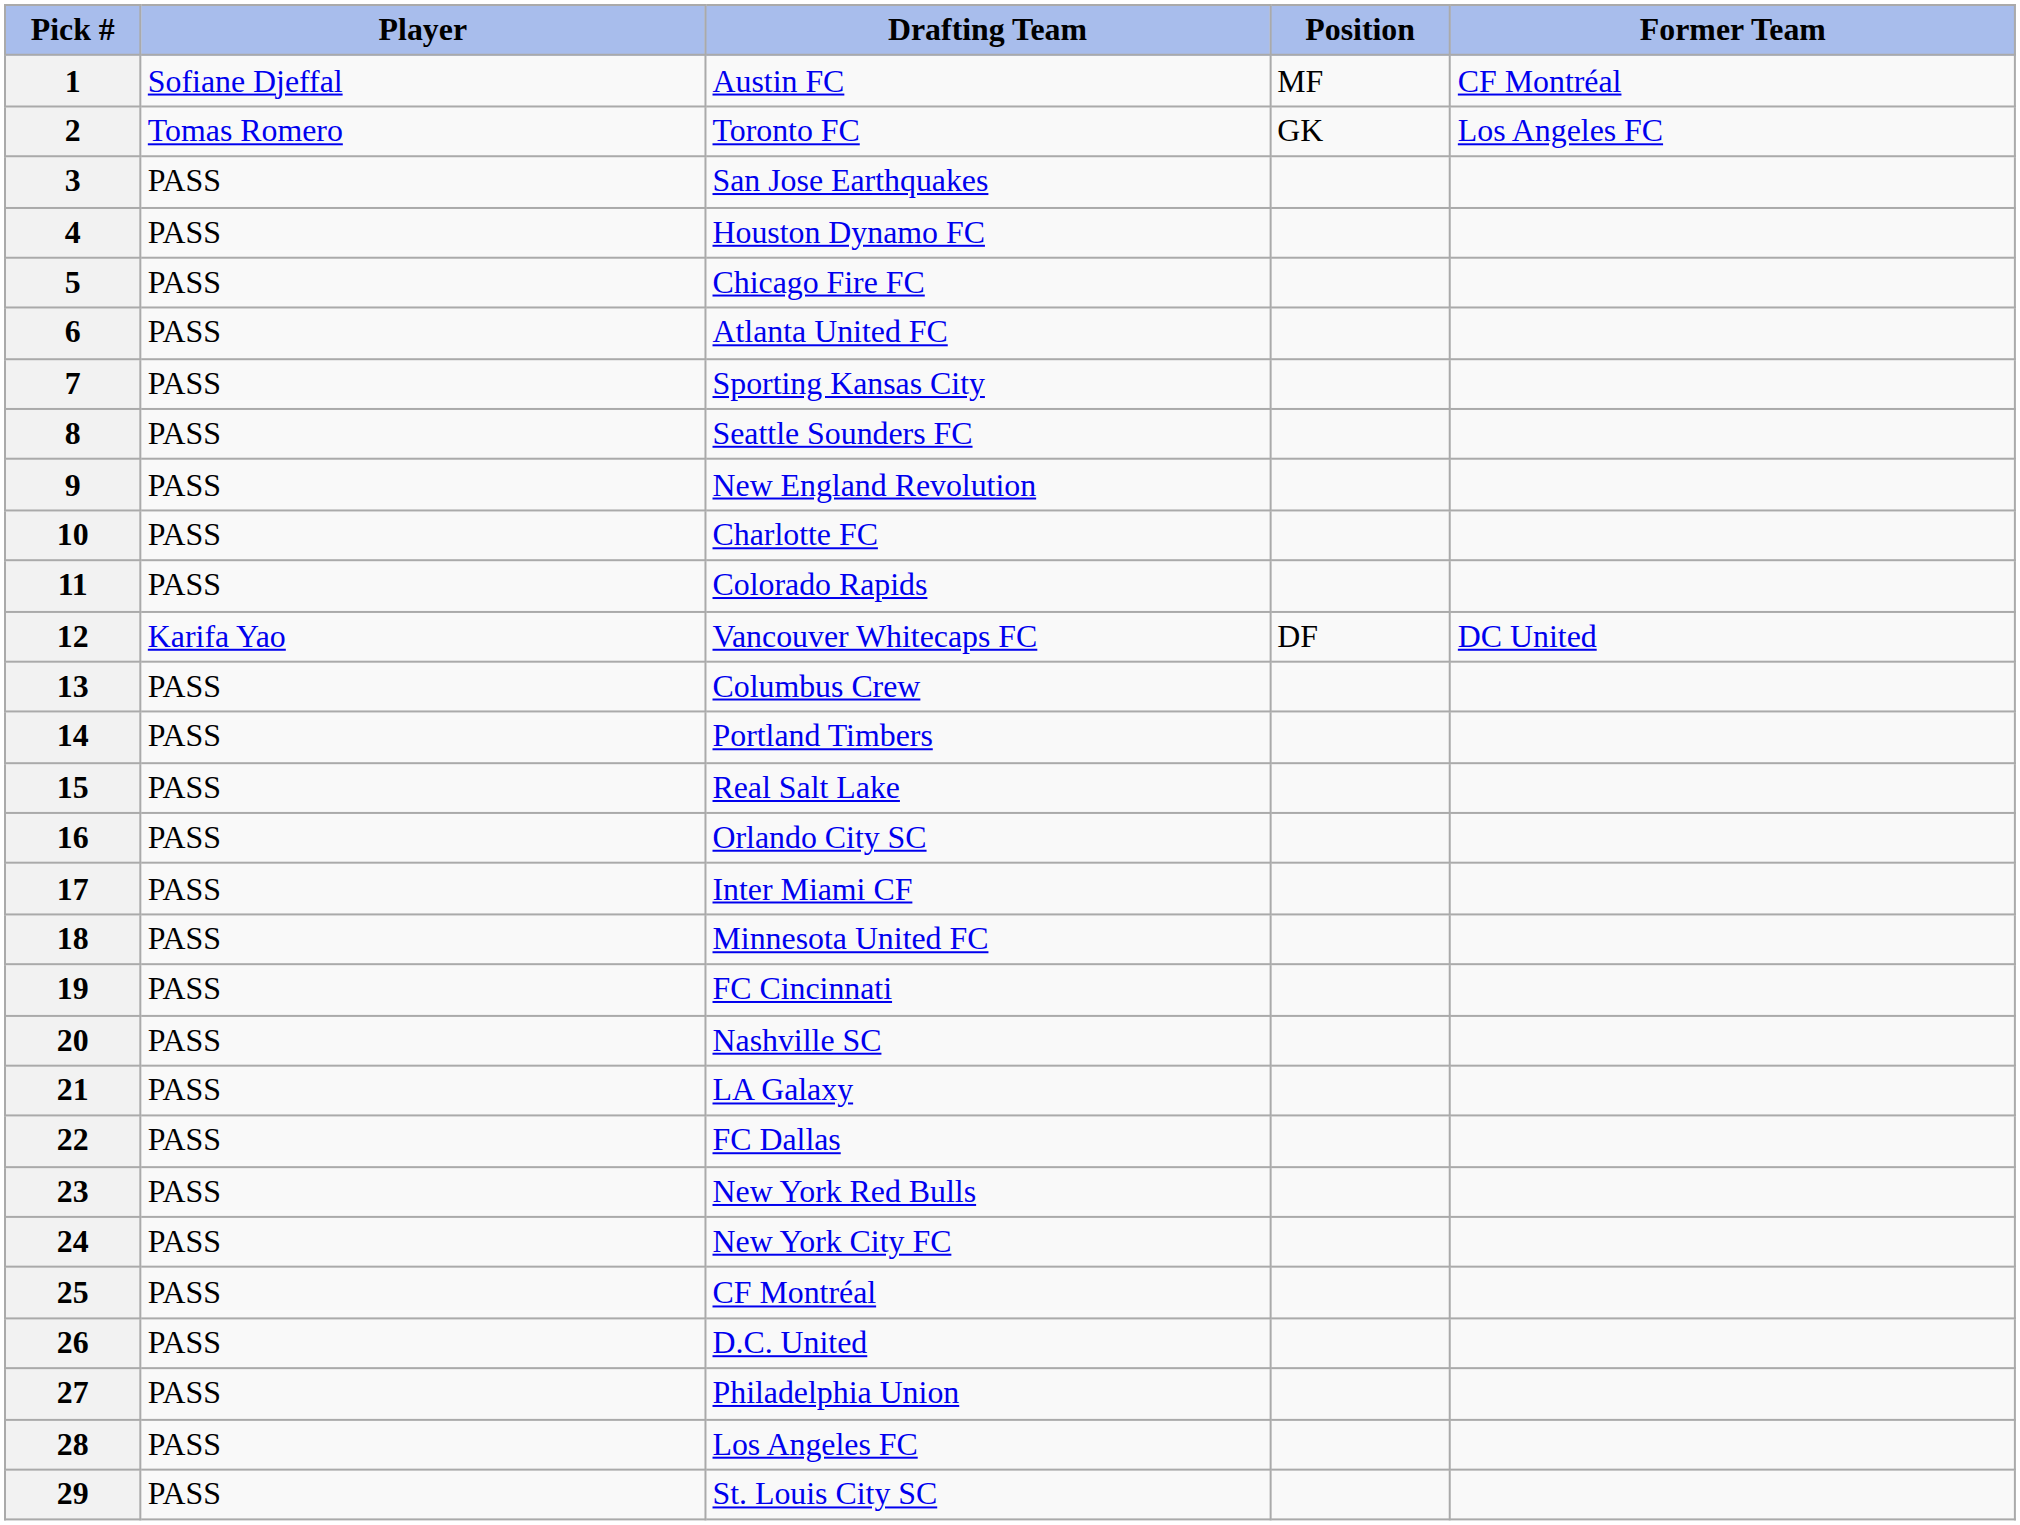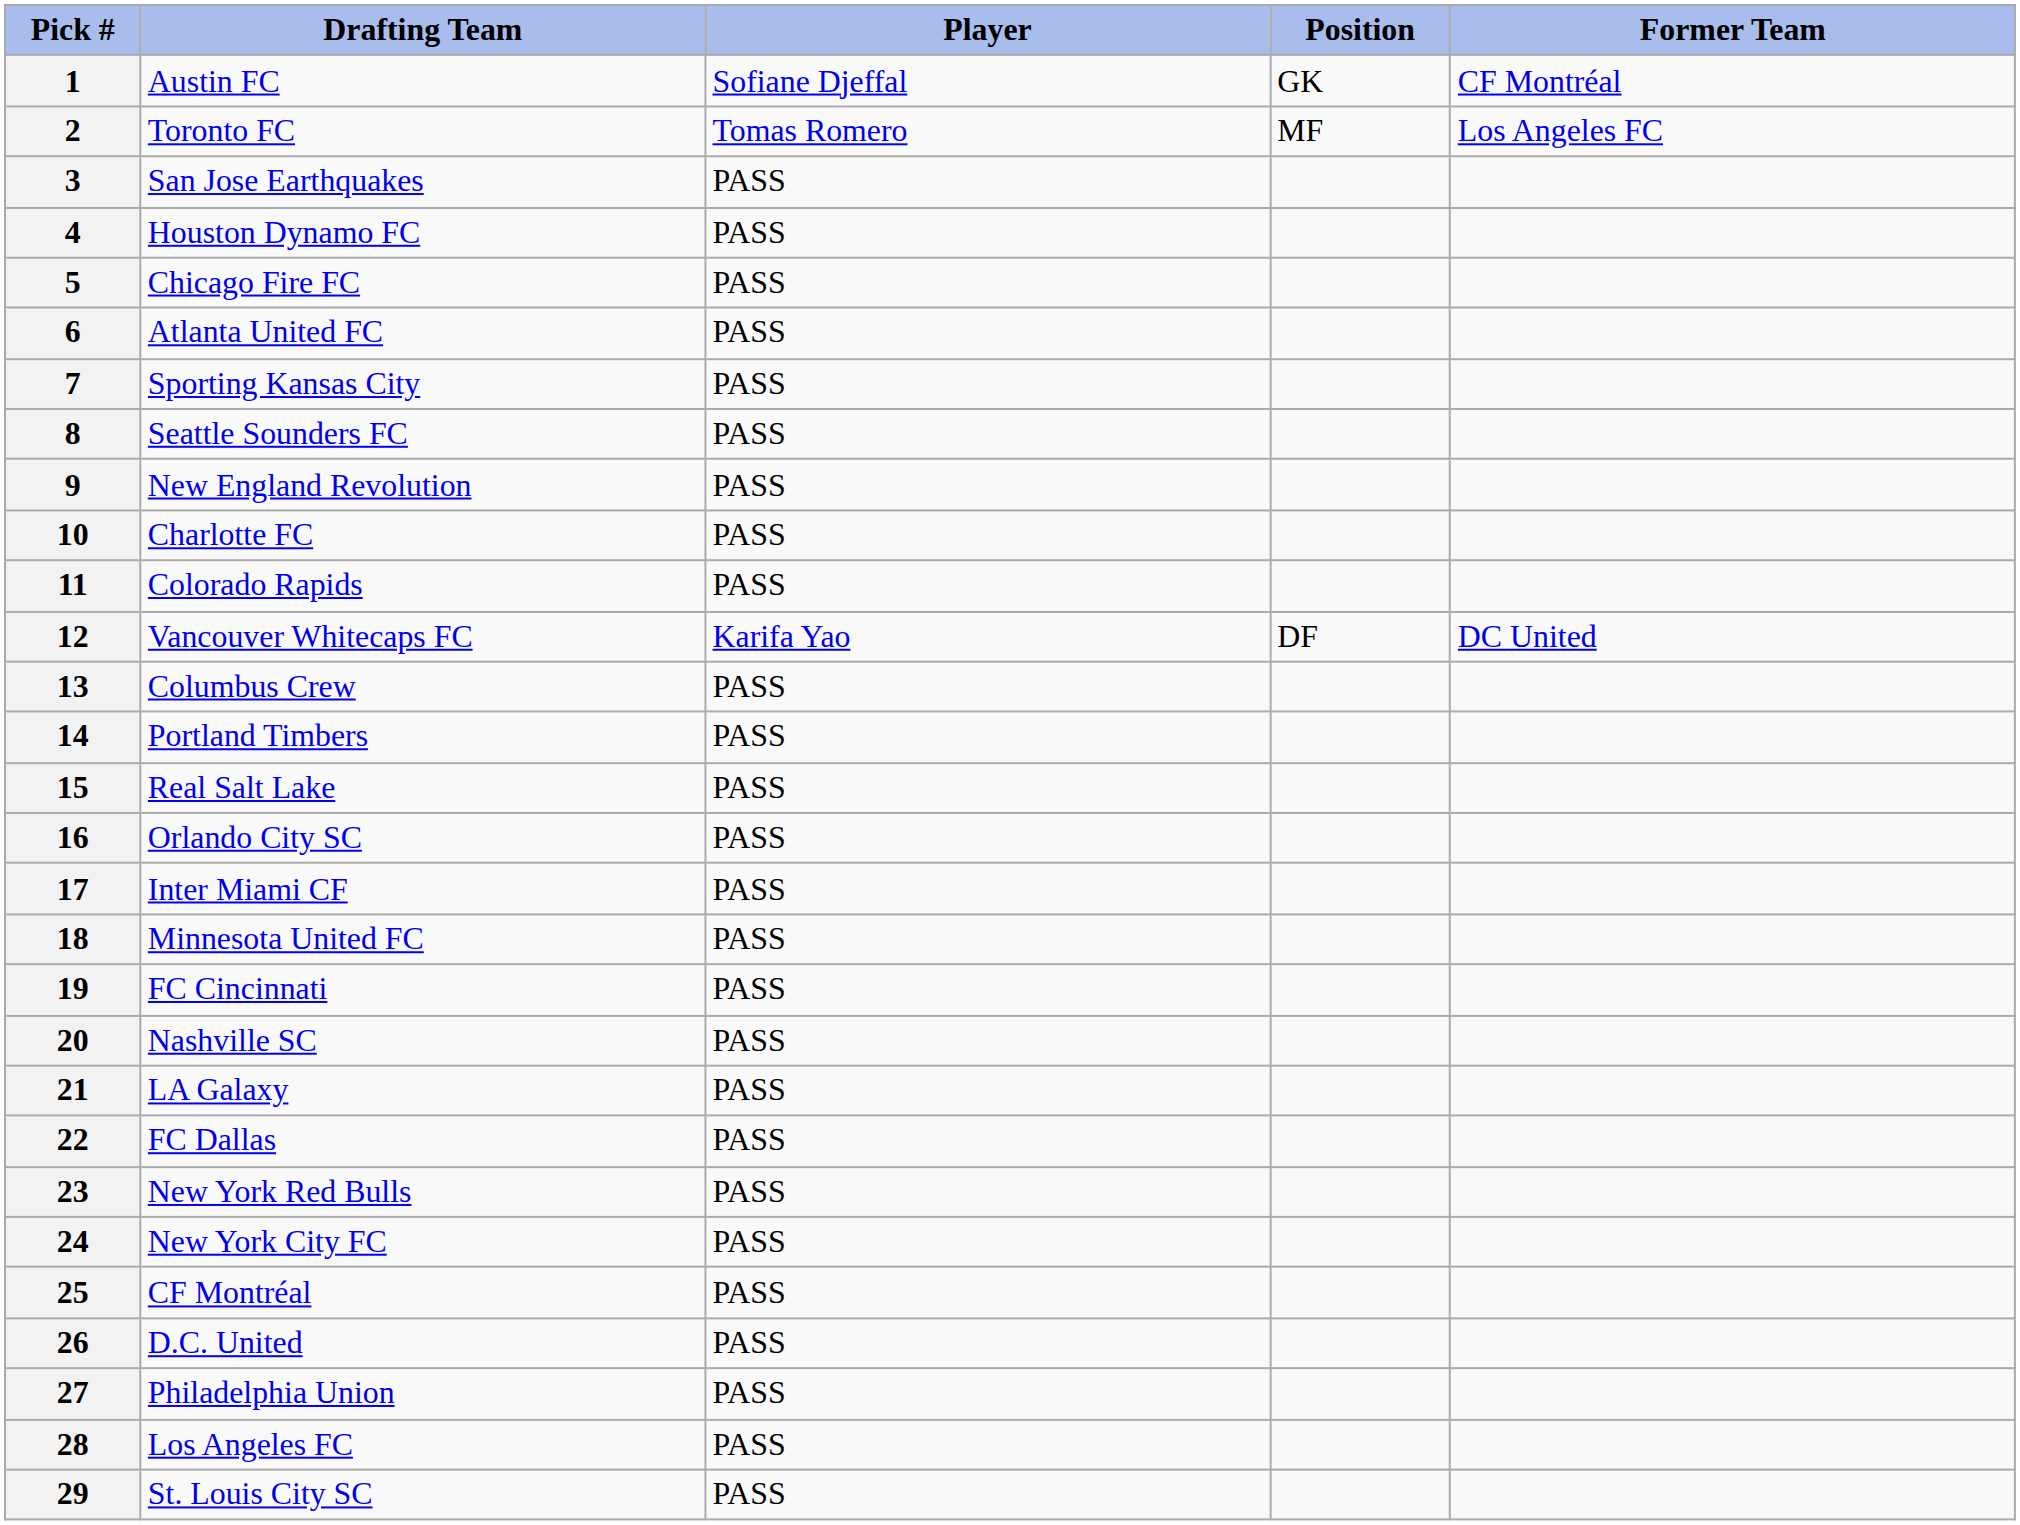columns swapped: (987, 29) <-> (423, 29)
(1300, 80) MF -> (1300, 80) GK
(1300, 130) GK -> (1300, 130) MF
